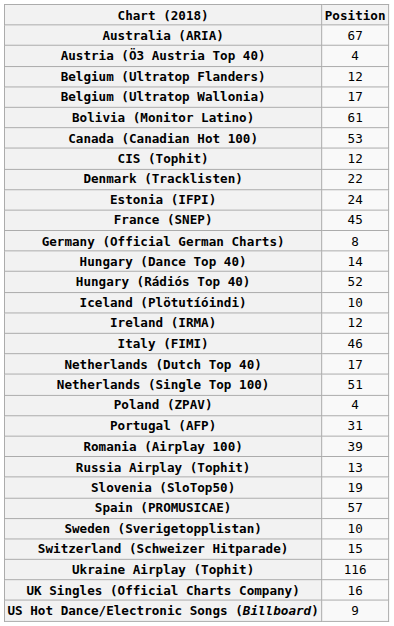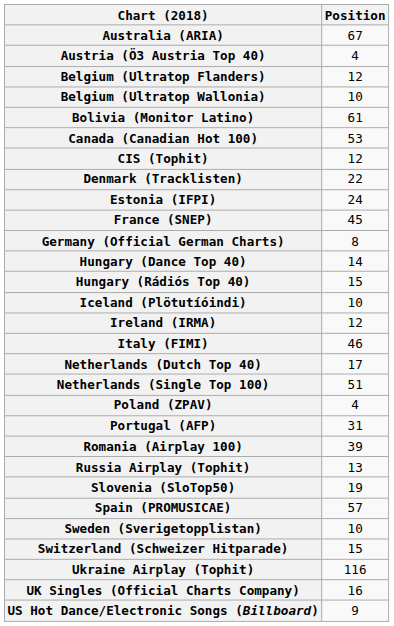(355, 97) 17 -> (355, 97) 10
(355, 282) 52 -> (355, 282) 15
